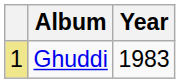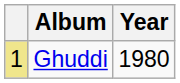(144, 59) 1983 -> (144, 59) 1980
